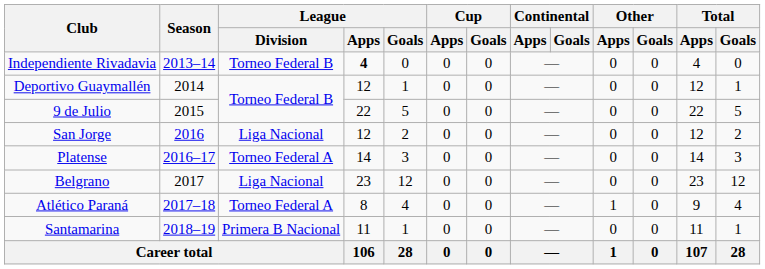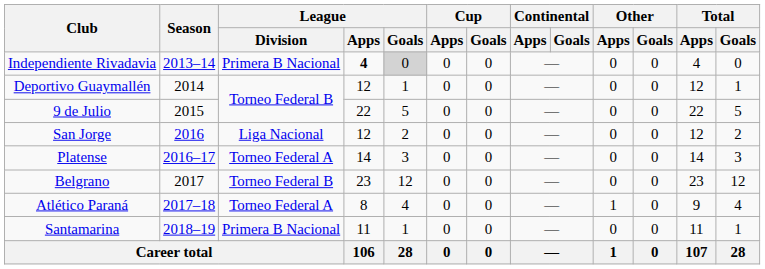(281, 63) Torneo Federal B -> (281, 63) Primera B Nacional
(405, 63) no background -> (405, 63) lightgrey background
(281, 181) Liga Nacional -> (281, 181) Torneo Federal B
